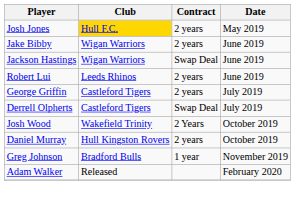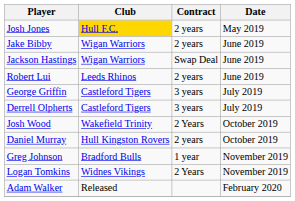(189, 92) 2 years -> (189, 92) 3 years
(196, 108) Swap Deal -> (189, 108) 3 years
+ row: (38, 172)
